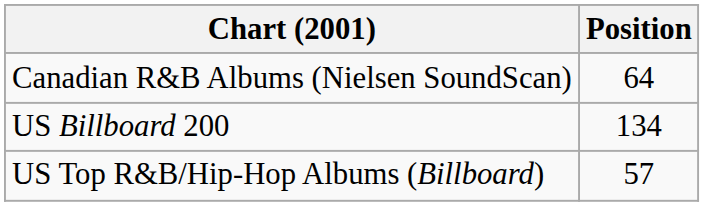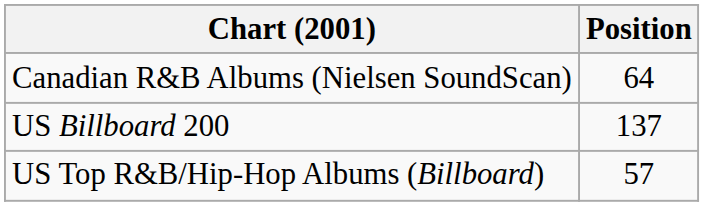(639, 126) 134 -> (639, 126) 137
